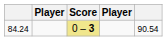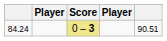(148, 29) 90.54 -> (148, 29) 90.51
